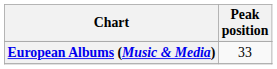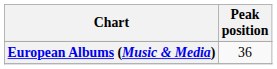(245, 52) 33 -> (245, 52) 36
